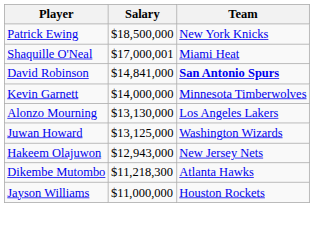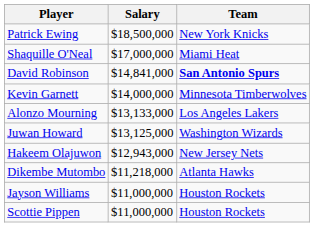(142, 53) $17,000,001 -> (142, 53) $17,000,000
(142, 113) $13,130,000 -> (142, 113) $13,133,000
(142, 172) $11,218,300 -> (142, 172) $11,218,000
+ row: (43, 212)
